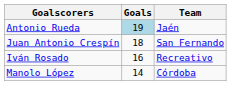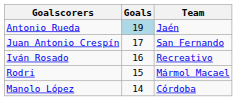(138, 42) 18 -> (138, 42) 17
+ row: (21, 73)
